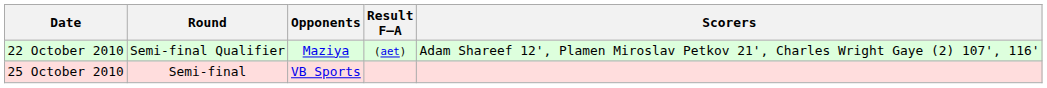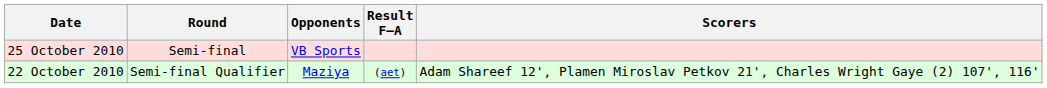rows swapped: (66, 51) <-> (66, 72)
